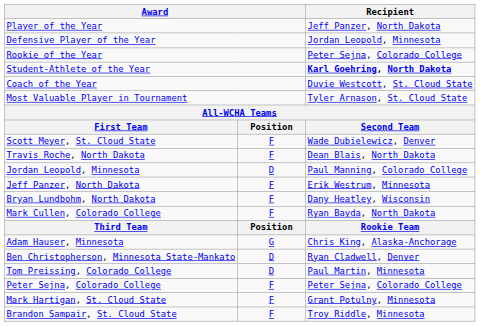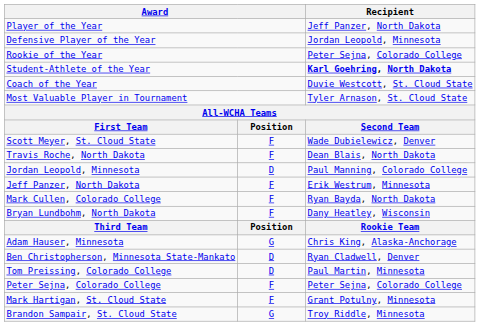rows swapped: (81, 199) <-> (84, 213)
(271, 314) F -> (271, 314) G
